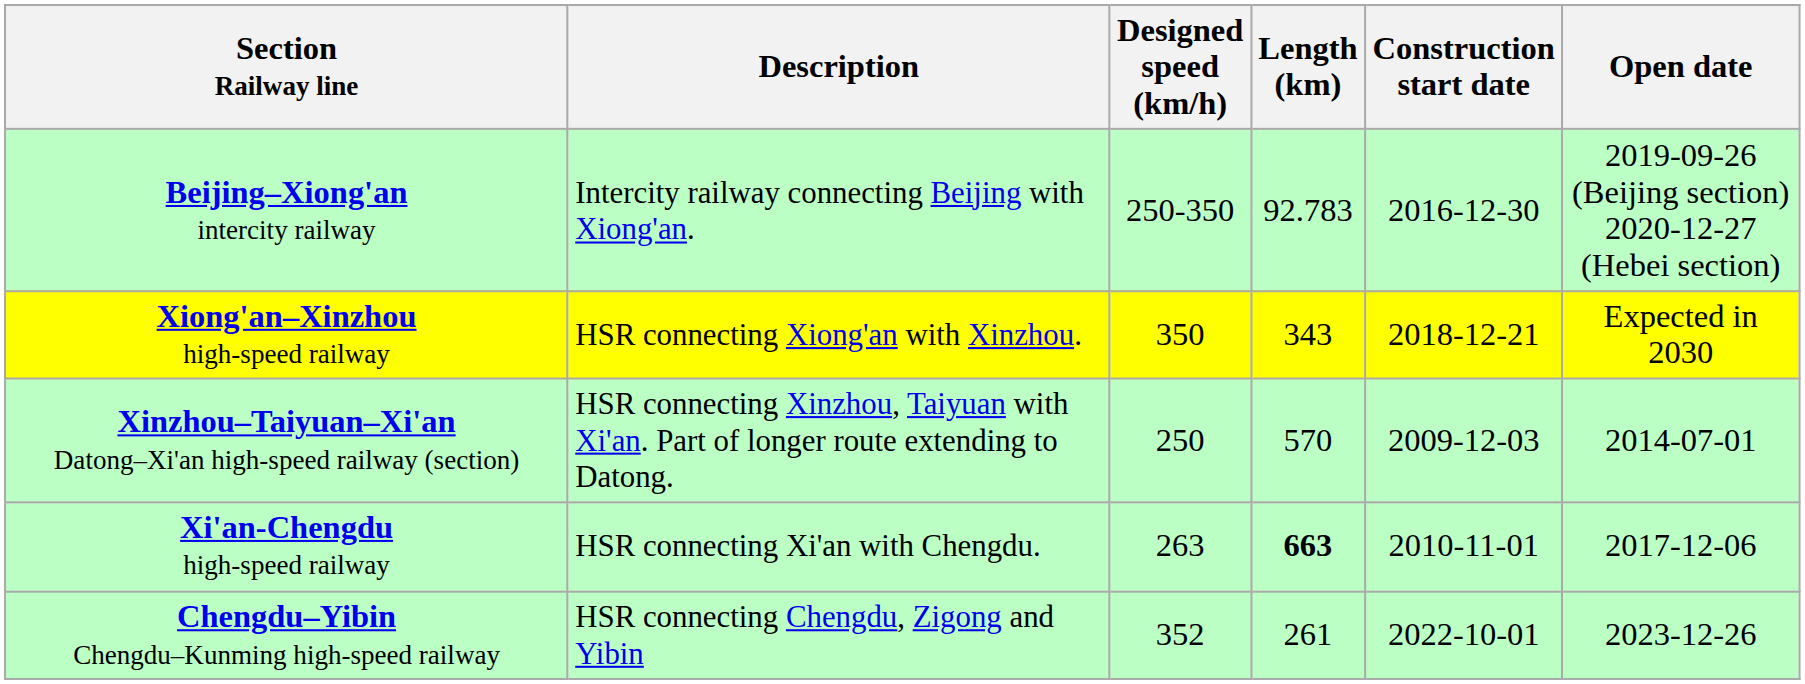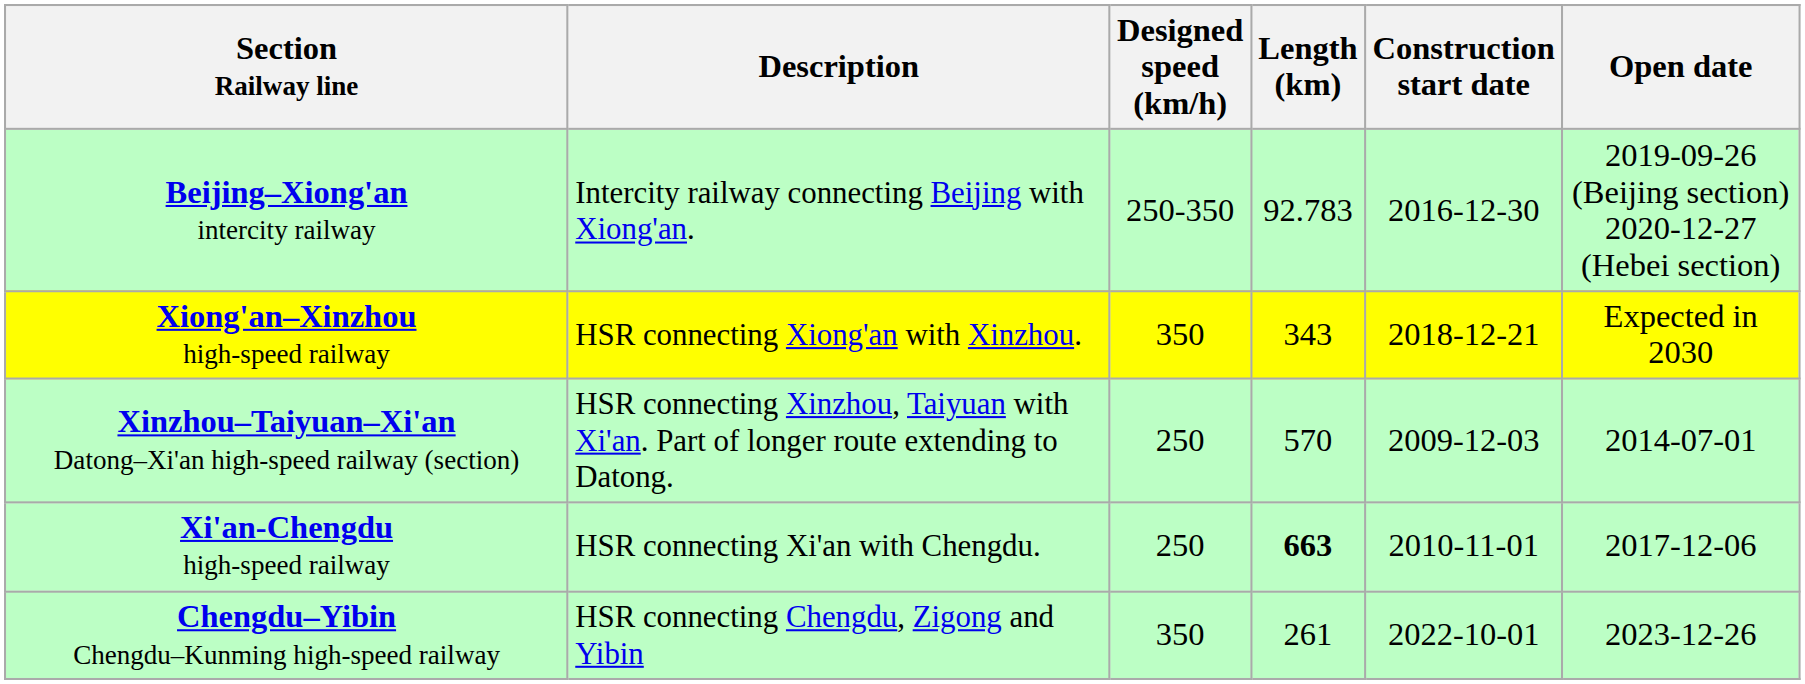(1180, 546) 263 -> (1180, 546) 250
(1180, 634) 352 -> (1180, 634) 350
